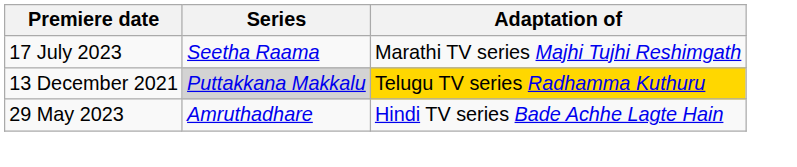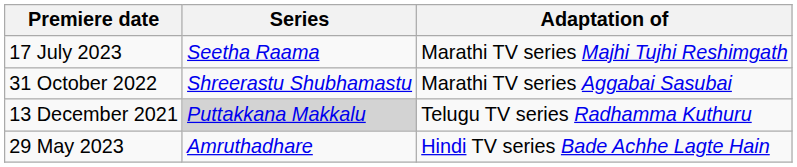+ row: (83, 83)
(540, 83) gold background -> (586, 114) no background
